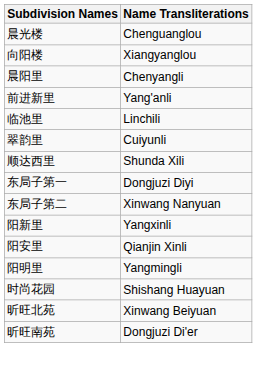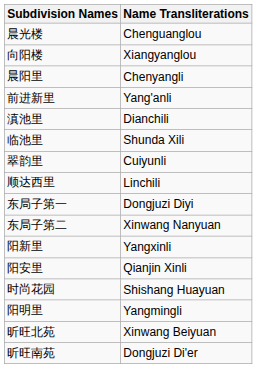+ row: (25, 118)
(142, 119) Linchili -> (154, 140) Shunda Xili
(154, 161) Shunda Xili -> (142, 183) Linchili
rows swapped: (25, 267) <-> (31, 289)
